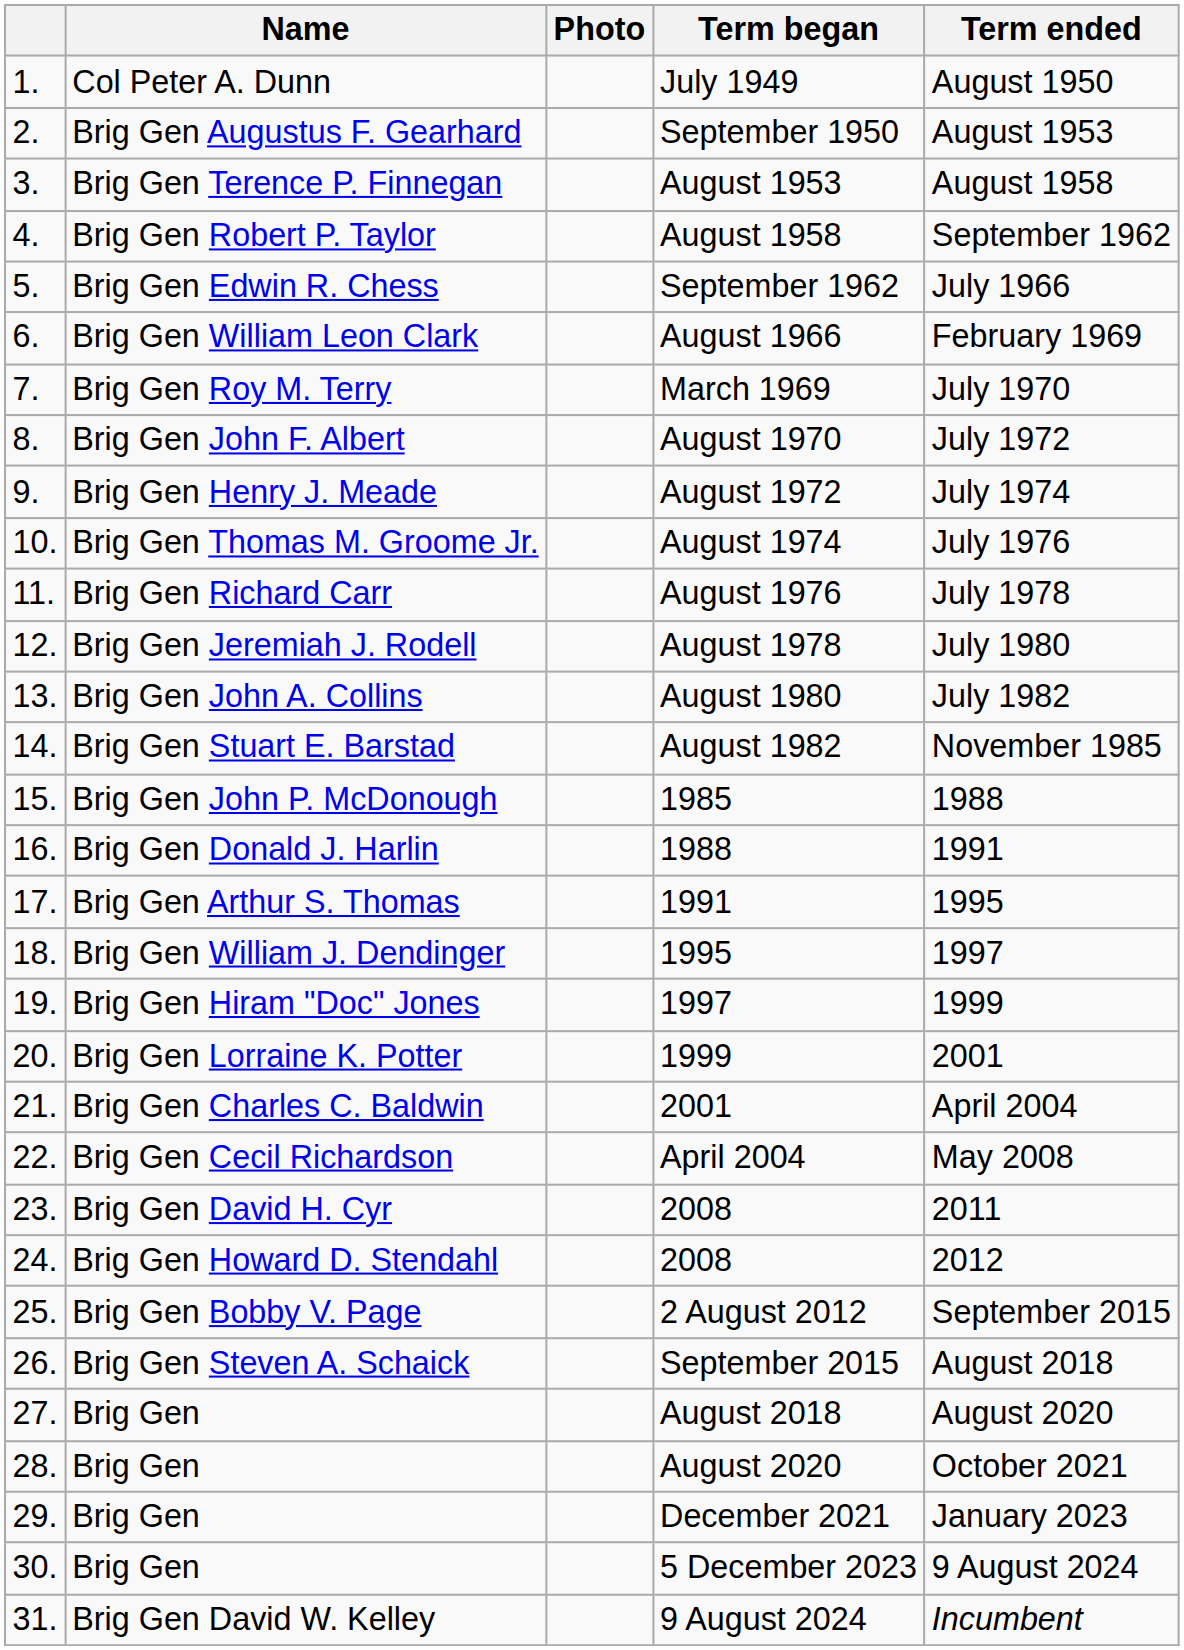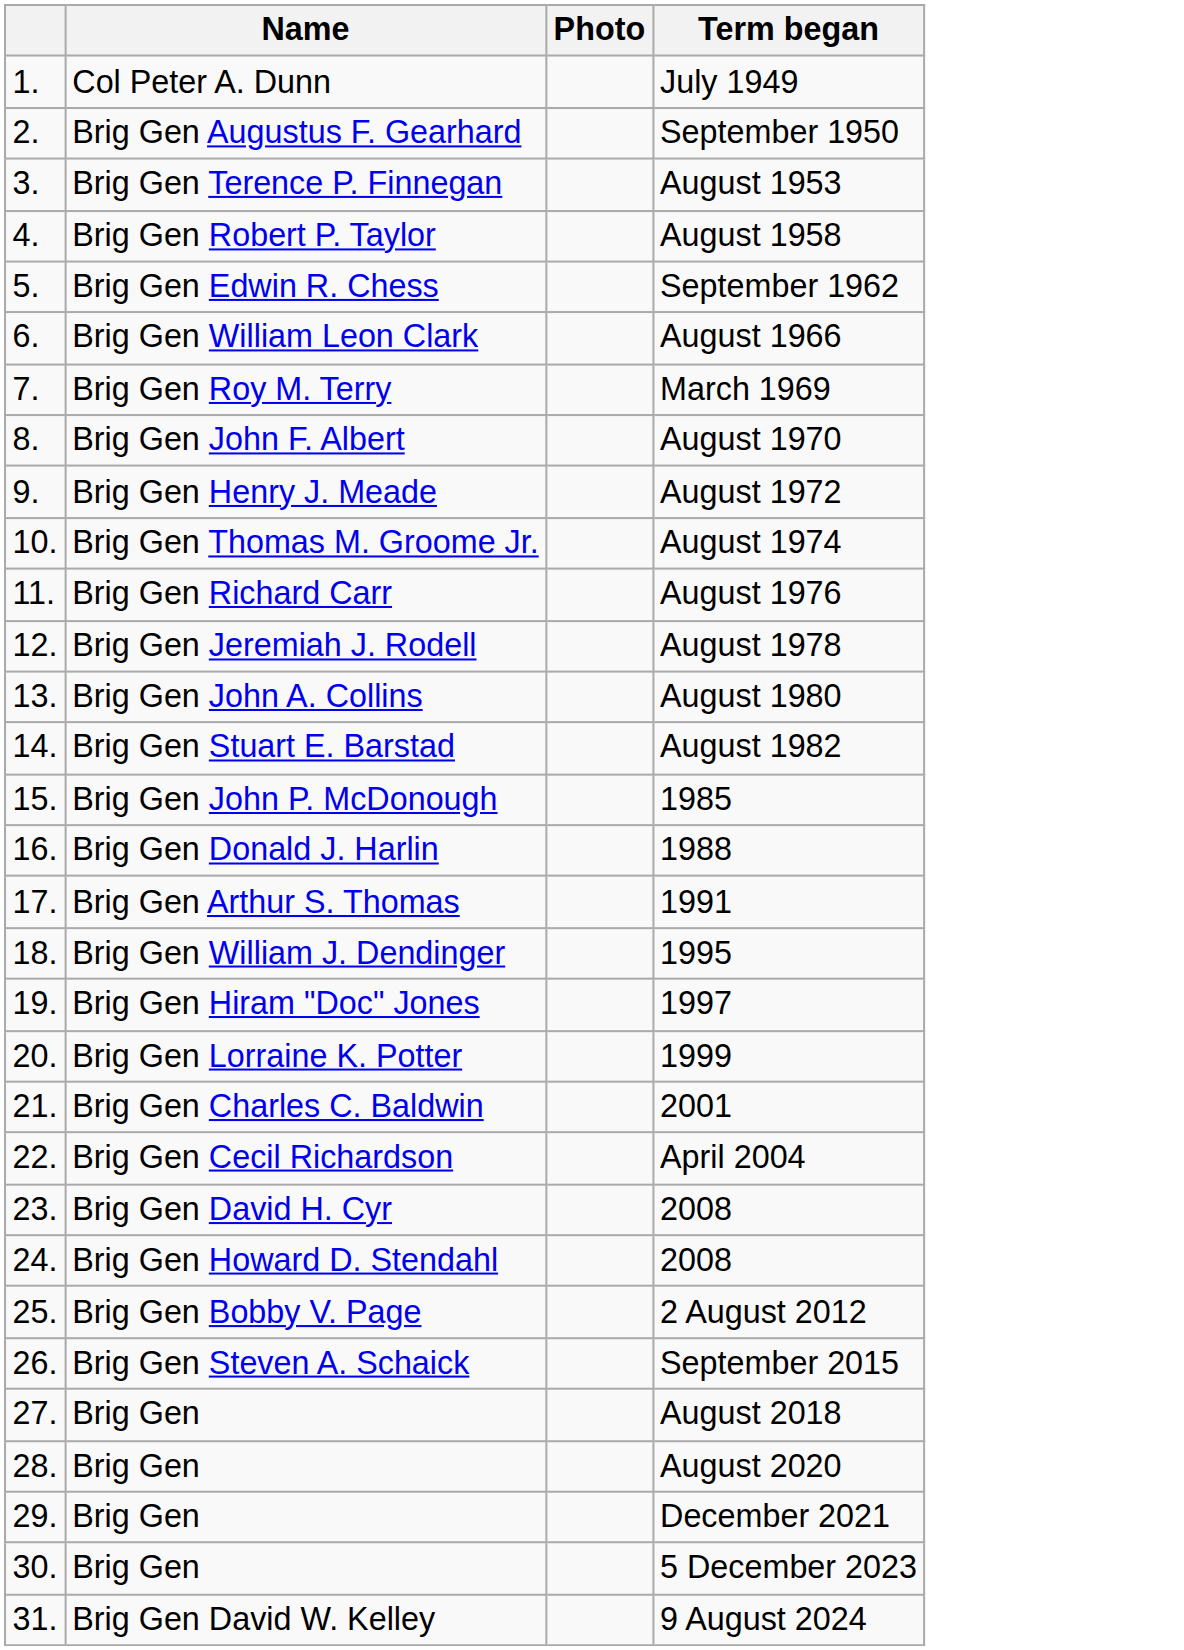- column: (1051, 30)
